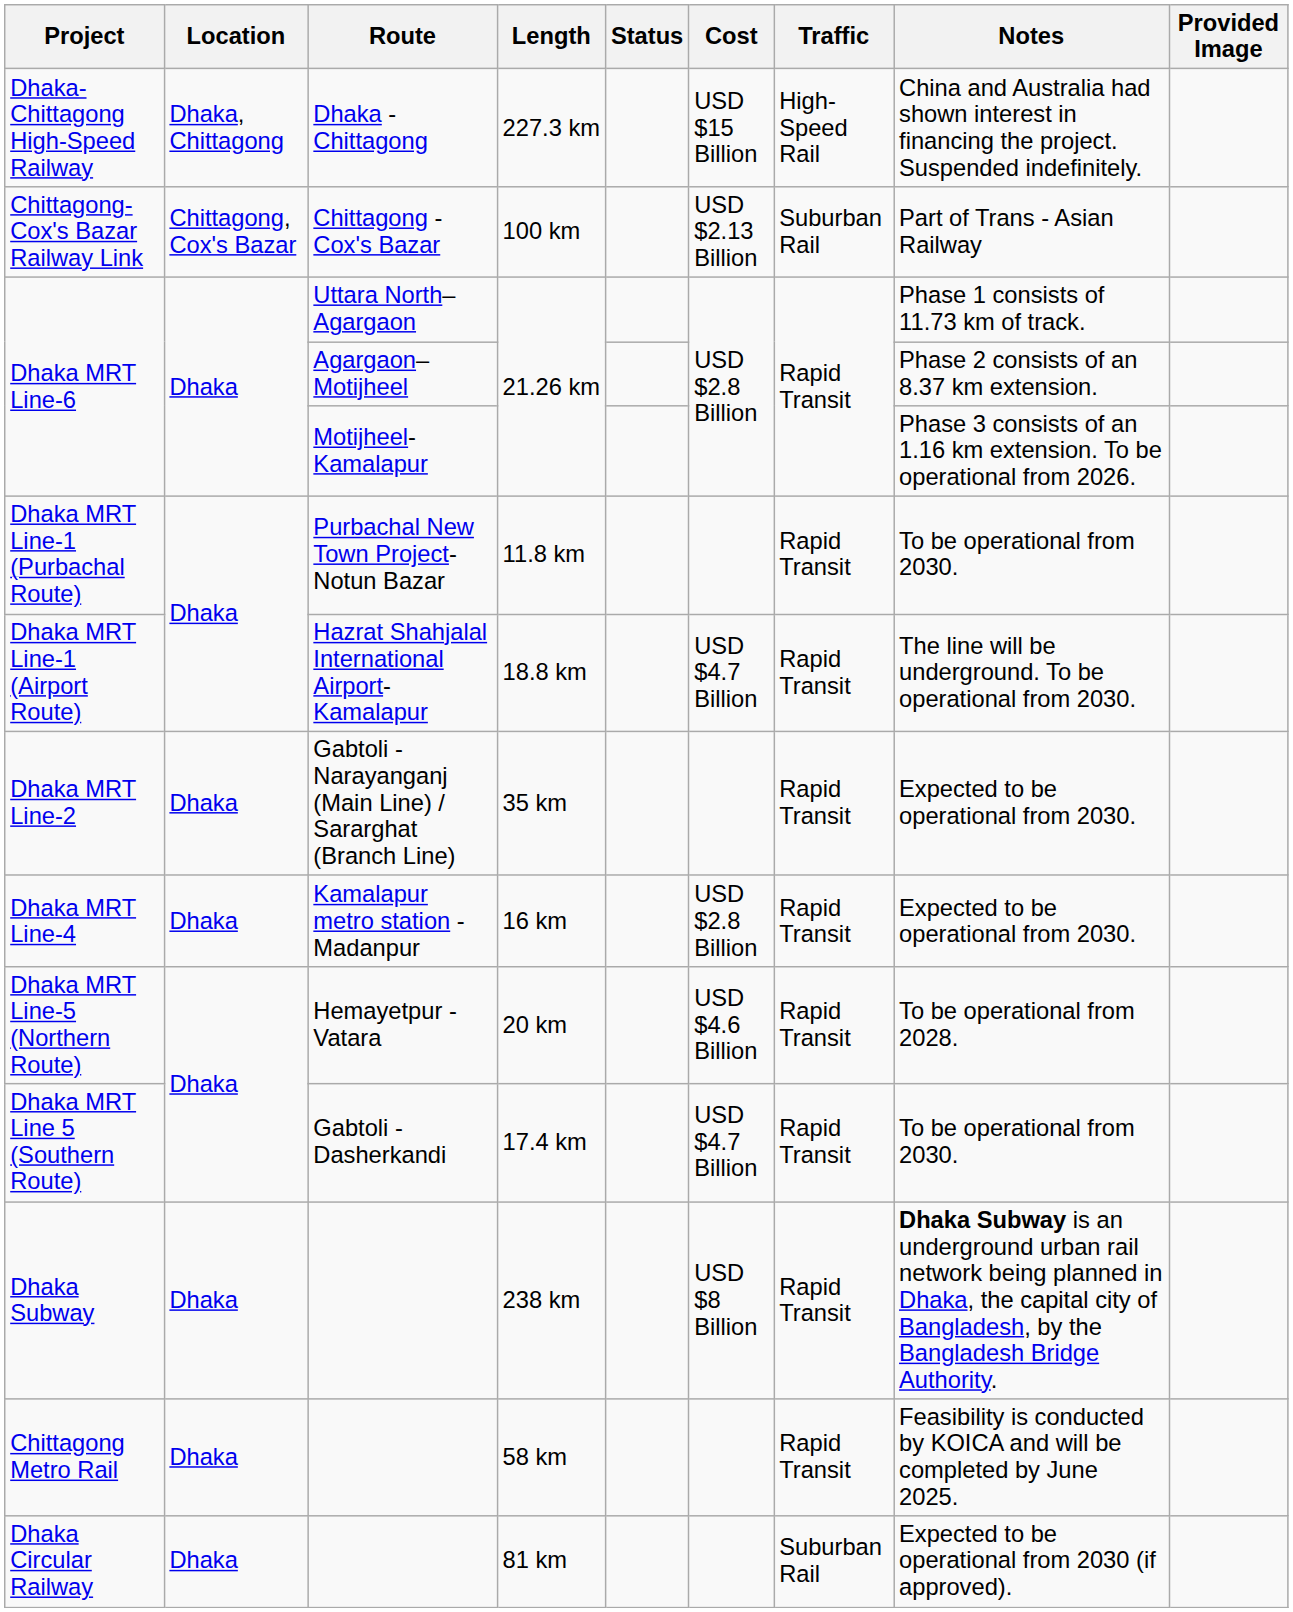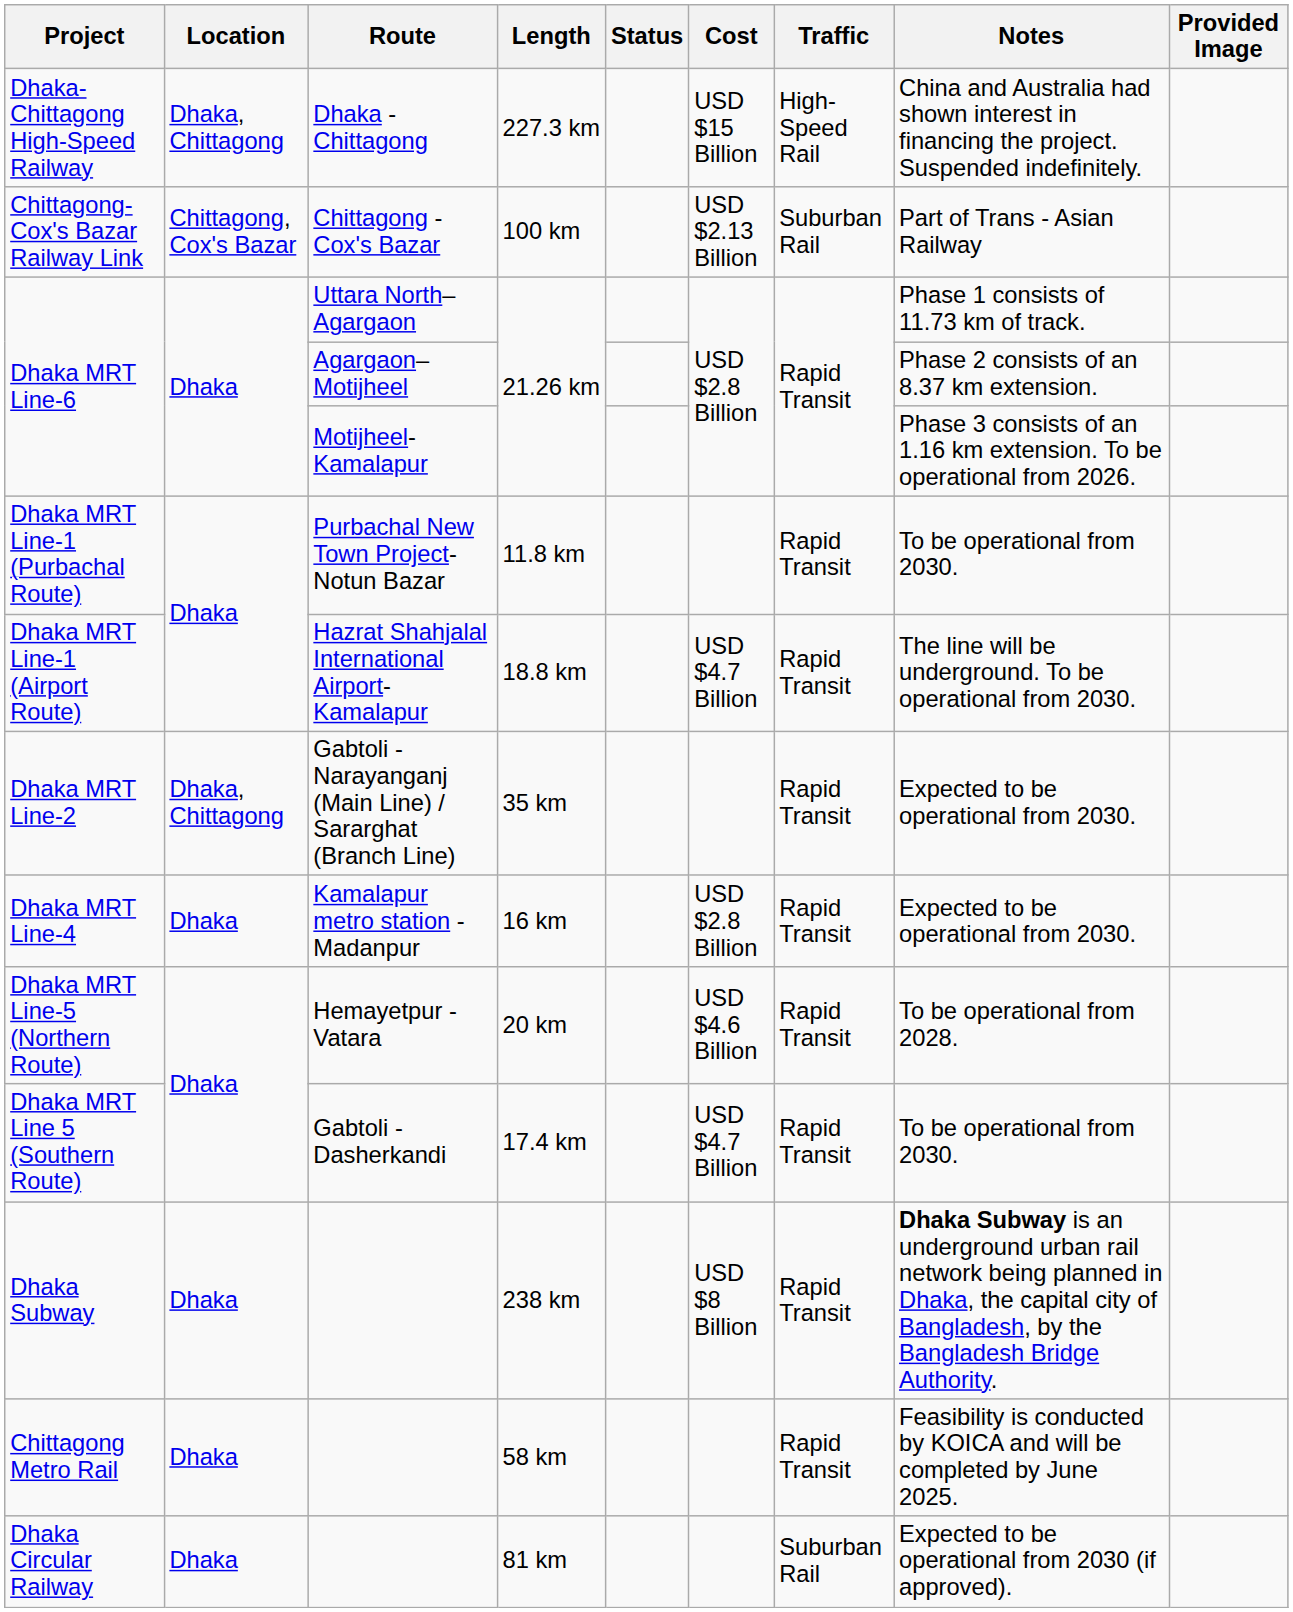(204, 803) Dhaka -> (227, 803) Dhaka, Chittagong
